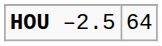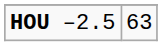(139, 23) 64 -> (139, 23) 63
